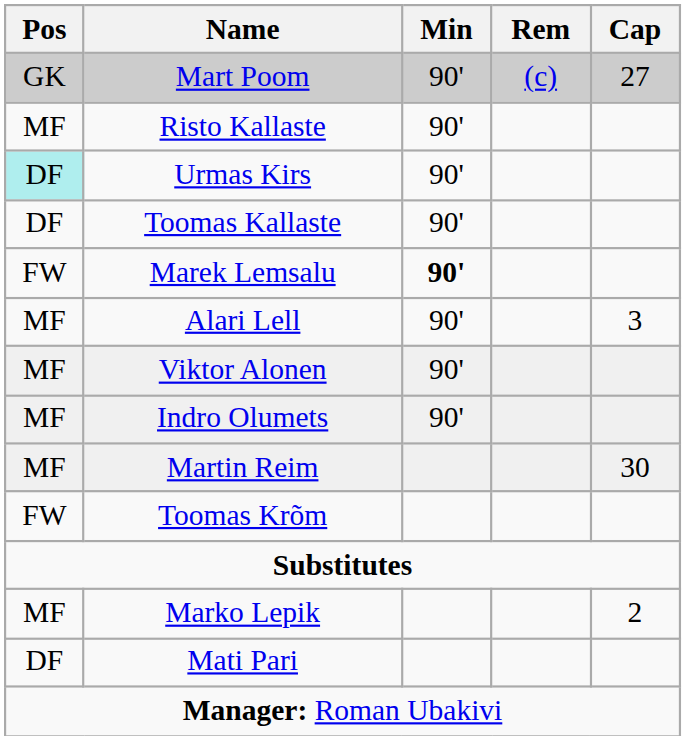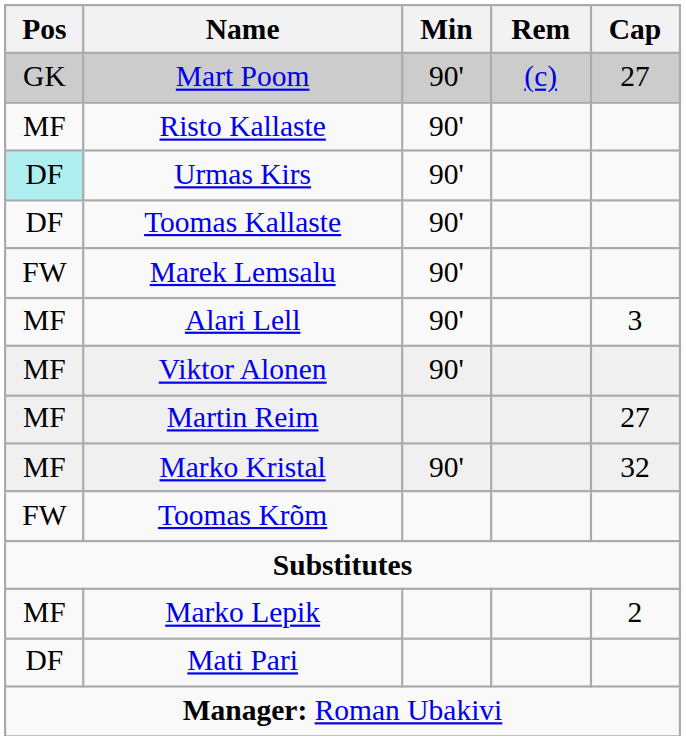(446, 271) bold -> (446, 271) normal
- row: (243, 417)
(635, 466) 30 -> (635, 417) 27
+ row: (243, 466)
